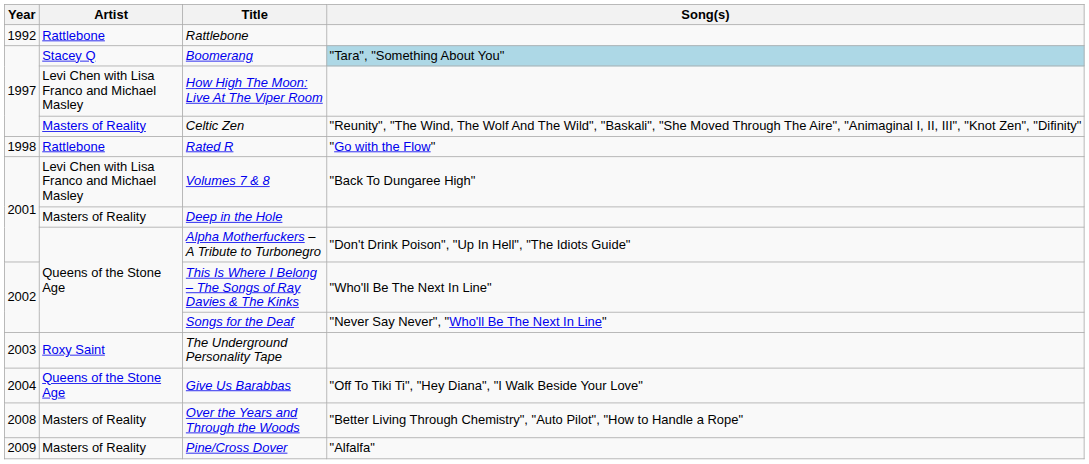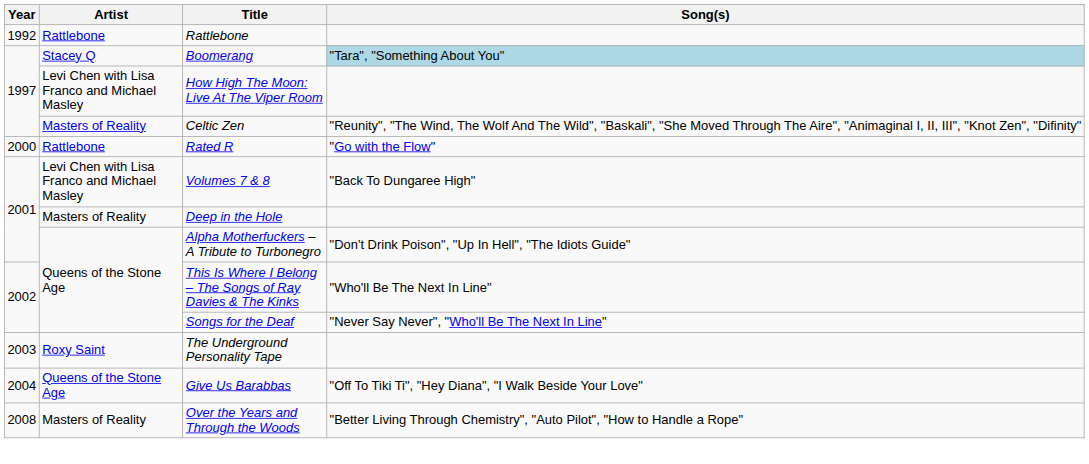(22, 146) 1998 -> (22, 146) 2000
- row: (237, 448)
